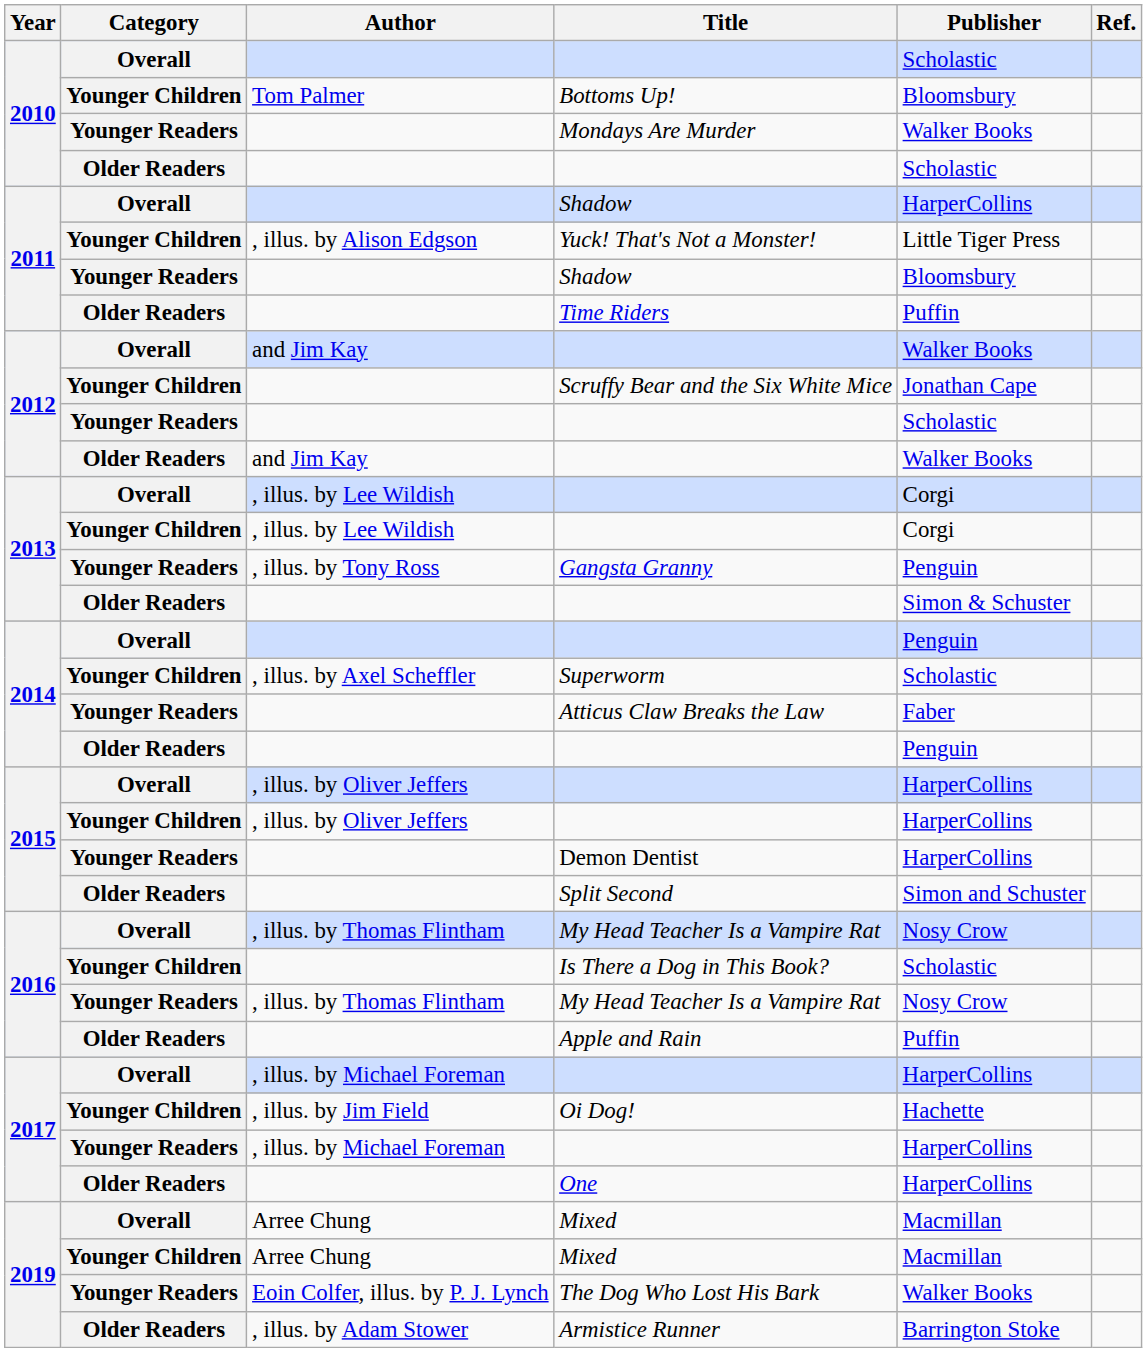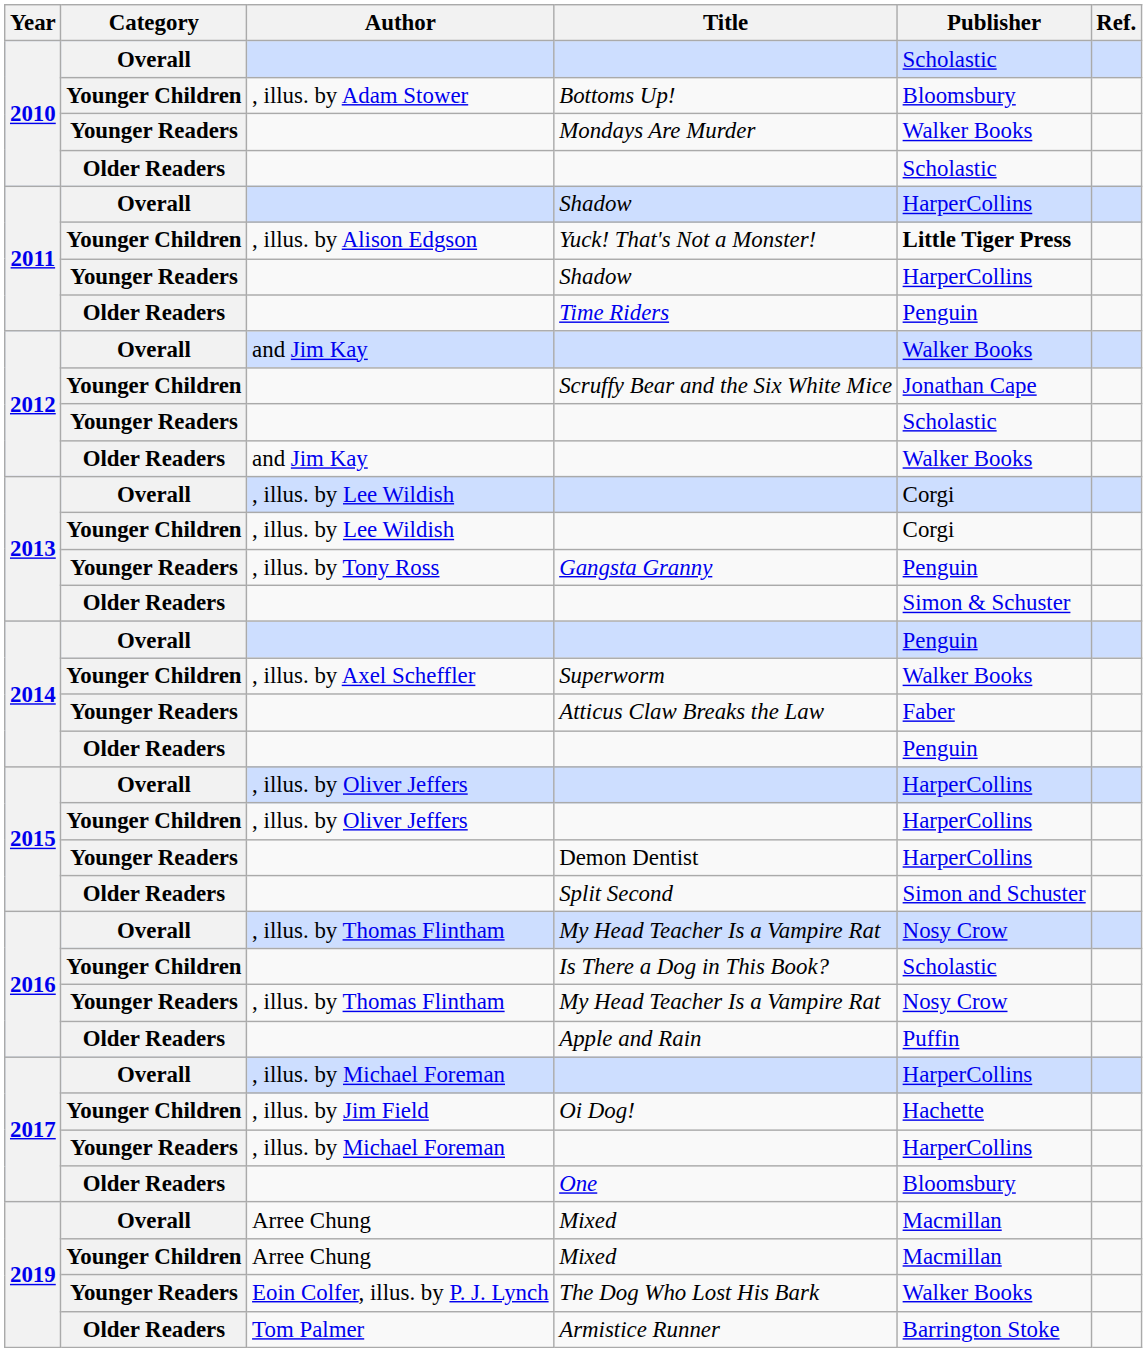(308, 95) Tom Palmer -> (360, 95) , illus. by Adam Stower
(981, 240) normal -> (987, 240) bold
(959, 276) Bloomsbury -> (967, 276) HarperCollins
(931, 312) Puffin -> (940, 312) Penguin
(950, 675) Scholastic -> (967, 675) Walker Books
(967, 1183) HarperCollins -> (959, 1183) Bloomsbury
(360, 1328) , illus. by Adam Stower -> (308, 1328) Tom Palmer
